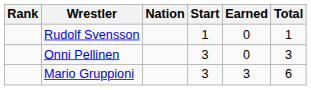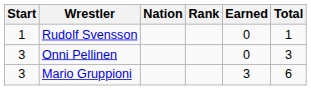columns swapped: (23, 14) <-> (205, 14)
